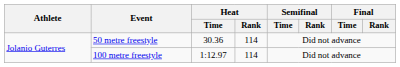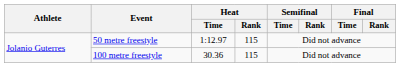(213, 40) 30.36 -> (213, 40) 1:12.97
(251, 40) 114 -> (251, 40) 115
(213, 55) 1:12.97 -> (213, 55) 30.36
(251, 55) 114 -> (251, 55) 115
